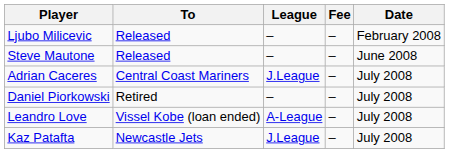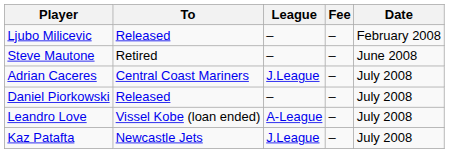(143, 55) Released -> (137, 55) Retired
(137, 96) Retired -> (143, 96) Released
